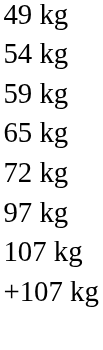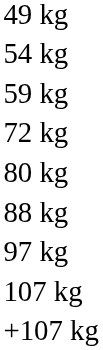- row: (36, 132)
+ row: (36, 172)
+ row: (36, 212)
